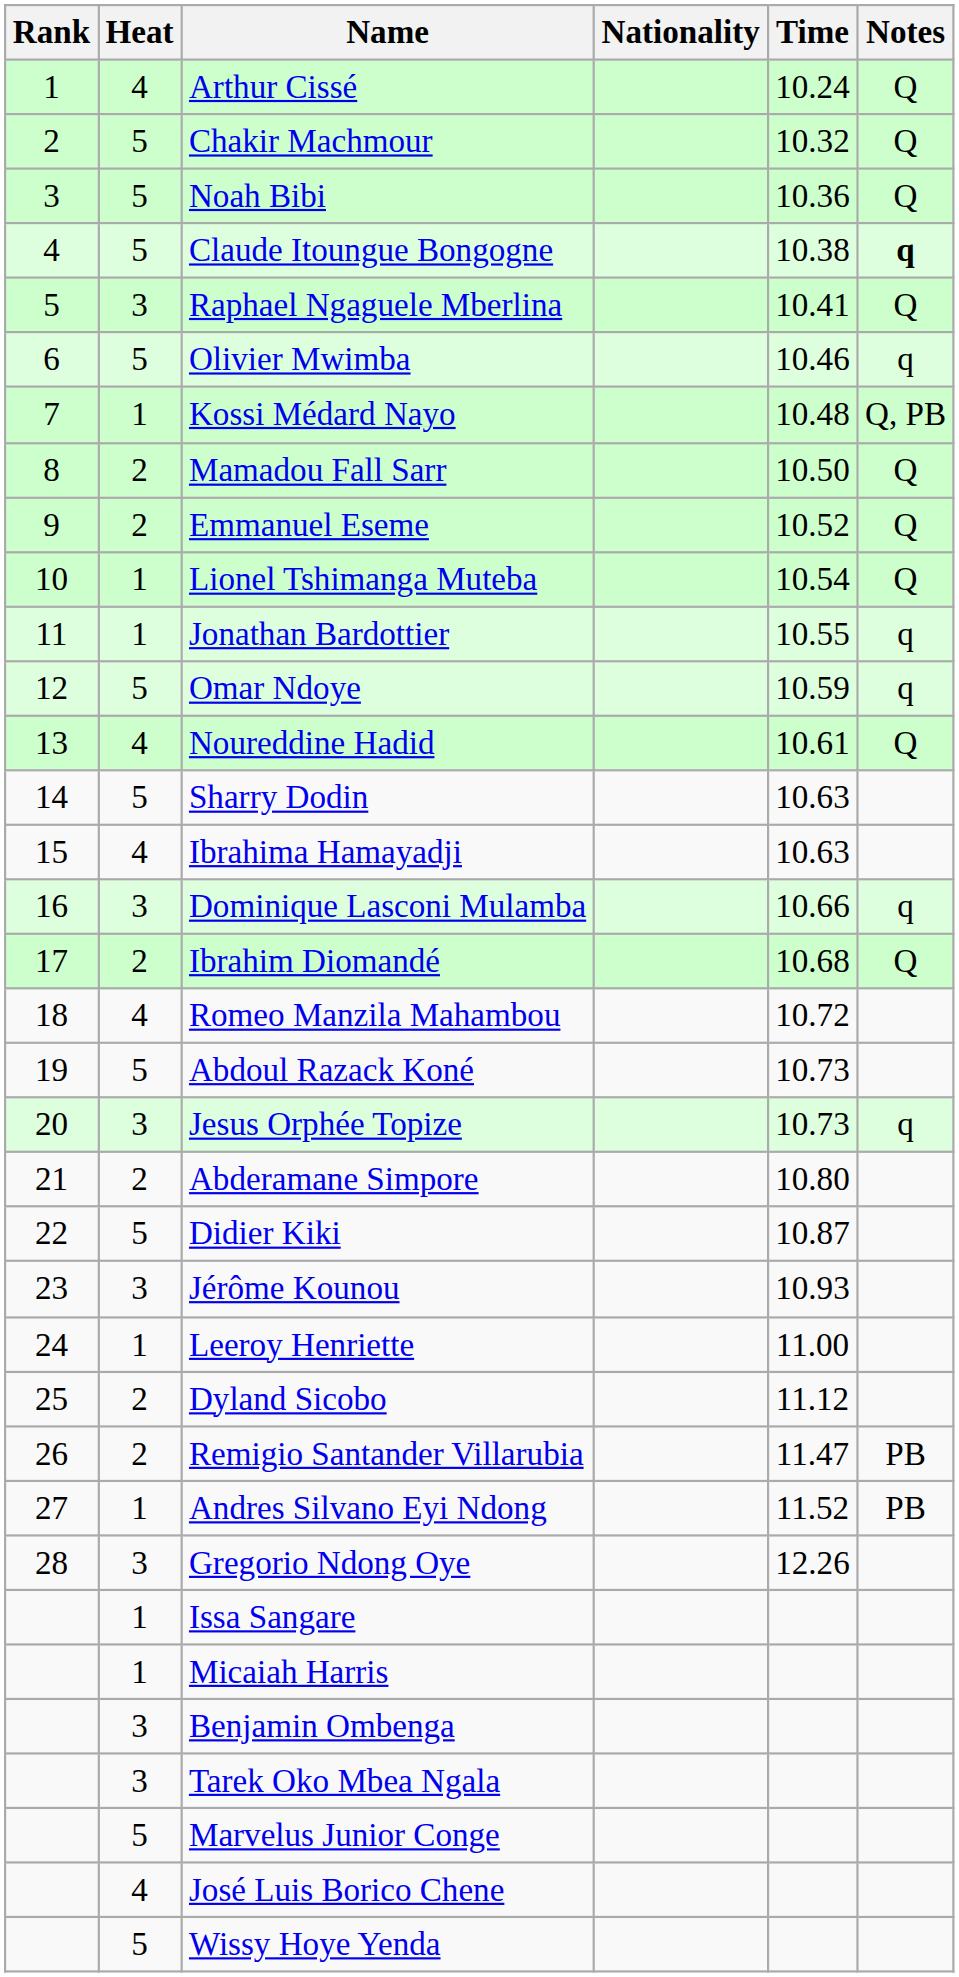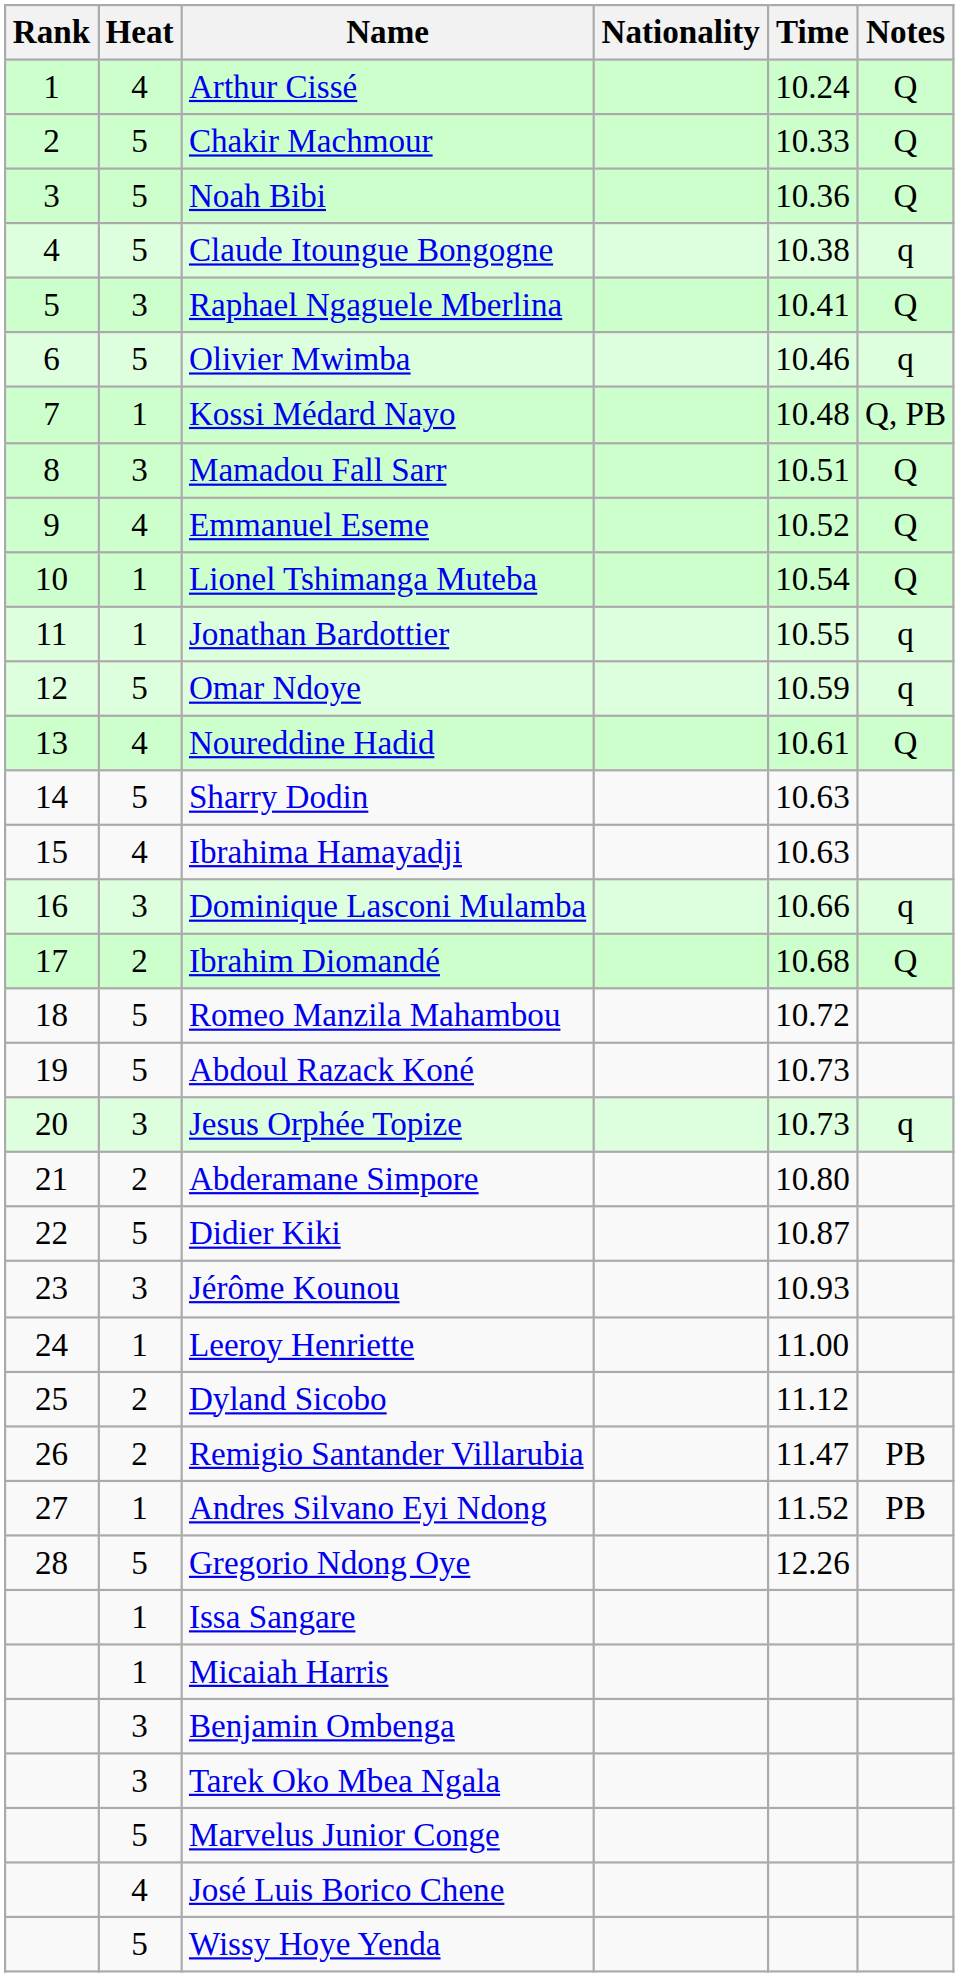(812, 141) 10.32 -> (812, 141) 10.33
(906, 250) bold -> (906, 250) normal
(140, 469) 2 -> (140, 469) 3
(812, 469) 10.50 -> (812, 469) 10.51
(140, 523) 2 -> (140, 523) 4
(140, 1015) 4 -> (140, 1015) 5
(140, 1561) 3 -> (140, 1561) 5
